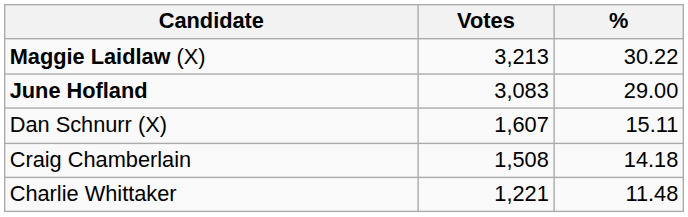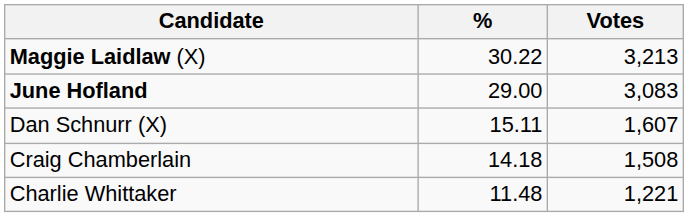columns swapped: (486, 21) <-> (619, 21)
